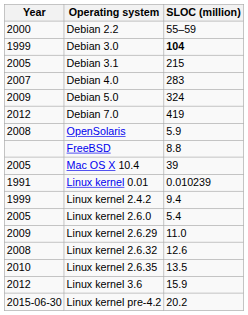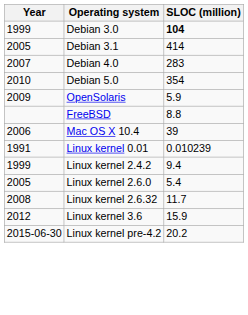- row: (93, 30)
(175, 64) 215 -> (175, 47) 414
(19, 98) 2009 -> (19, 81) 2010
(175, 98) 324 -> (175, 81) 354
- row: (93, 115)
(19, 132) 2008 -> (19, 98) 2009
(19, 166) 2005 -> (19, 132) 2006
- row: (112, 234)
(177, 251) 12.6 -> (176, 200) 11.7
- row: (112, 268)
